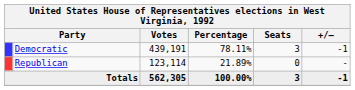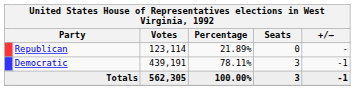rows swapped: (41, 50) <-> (41, 64)
